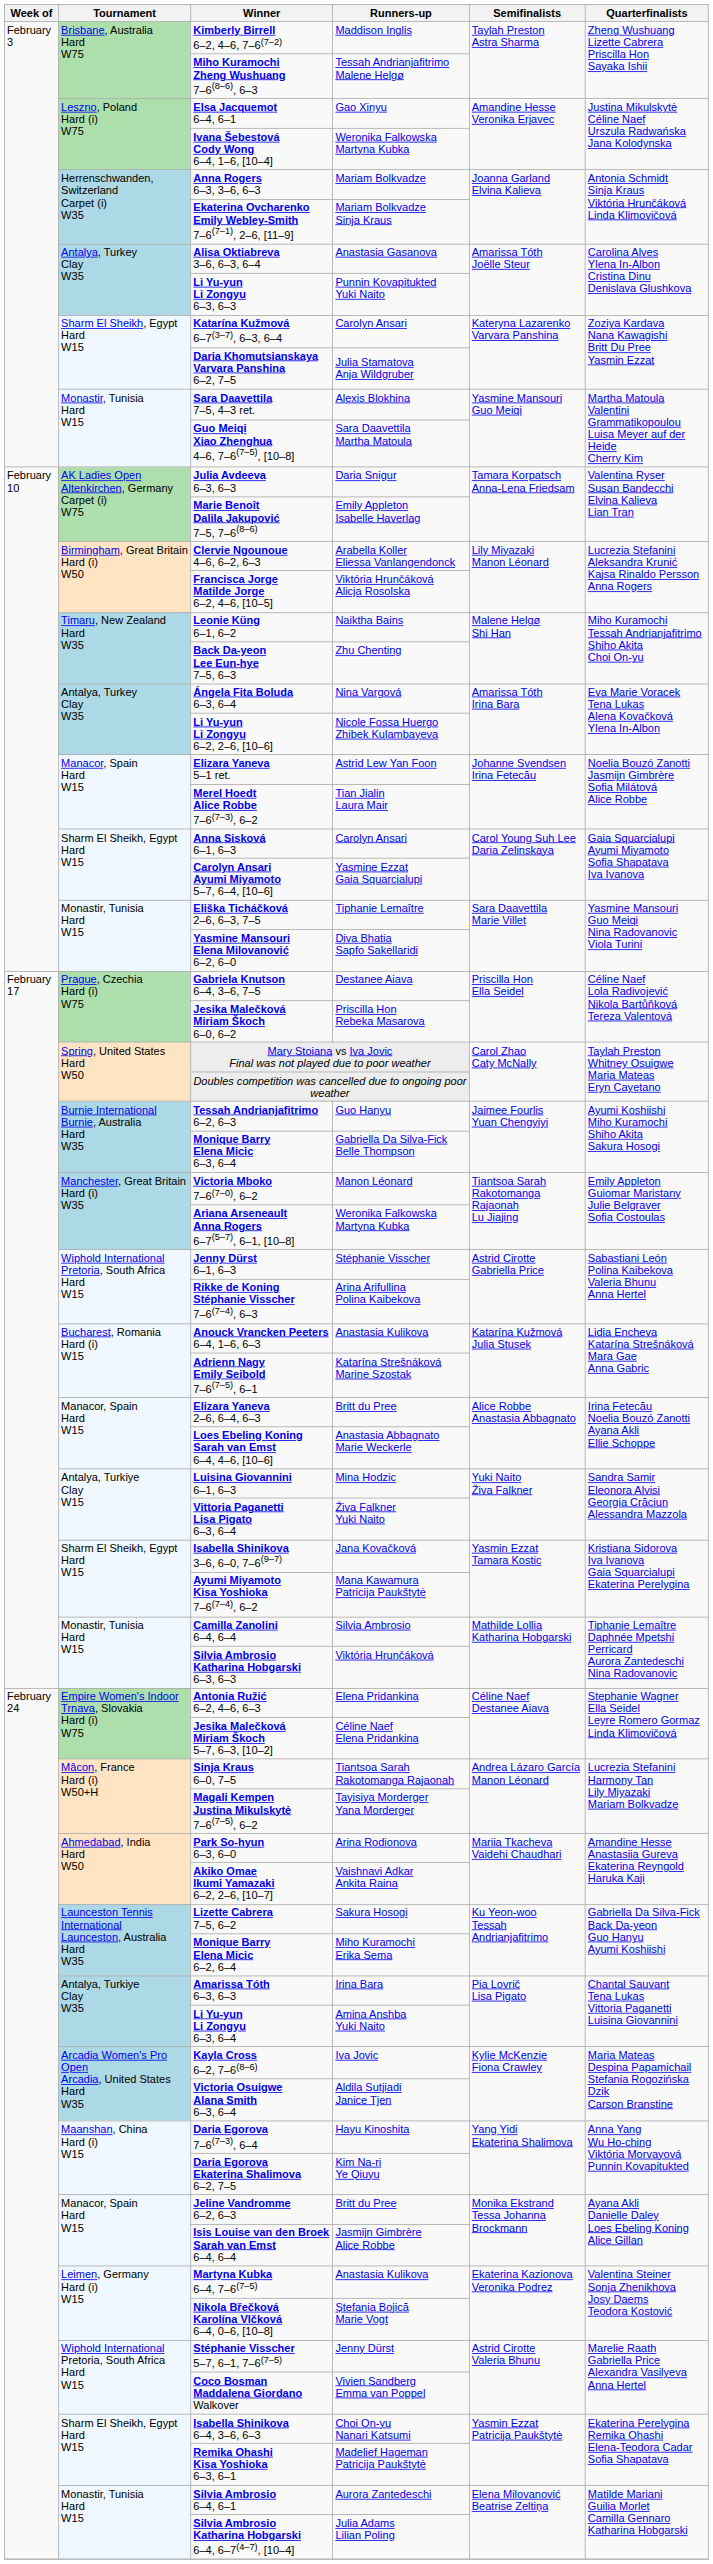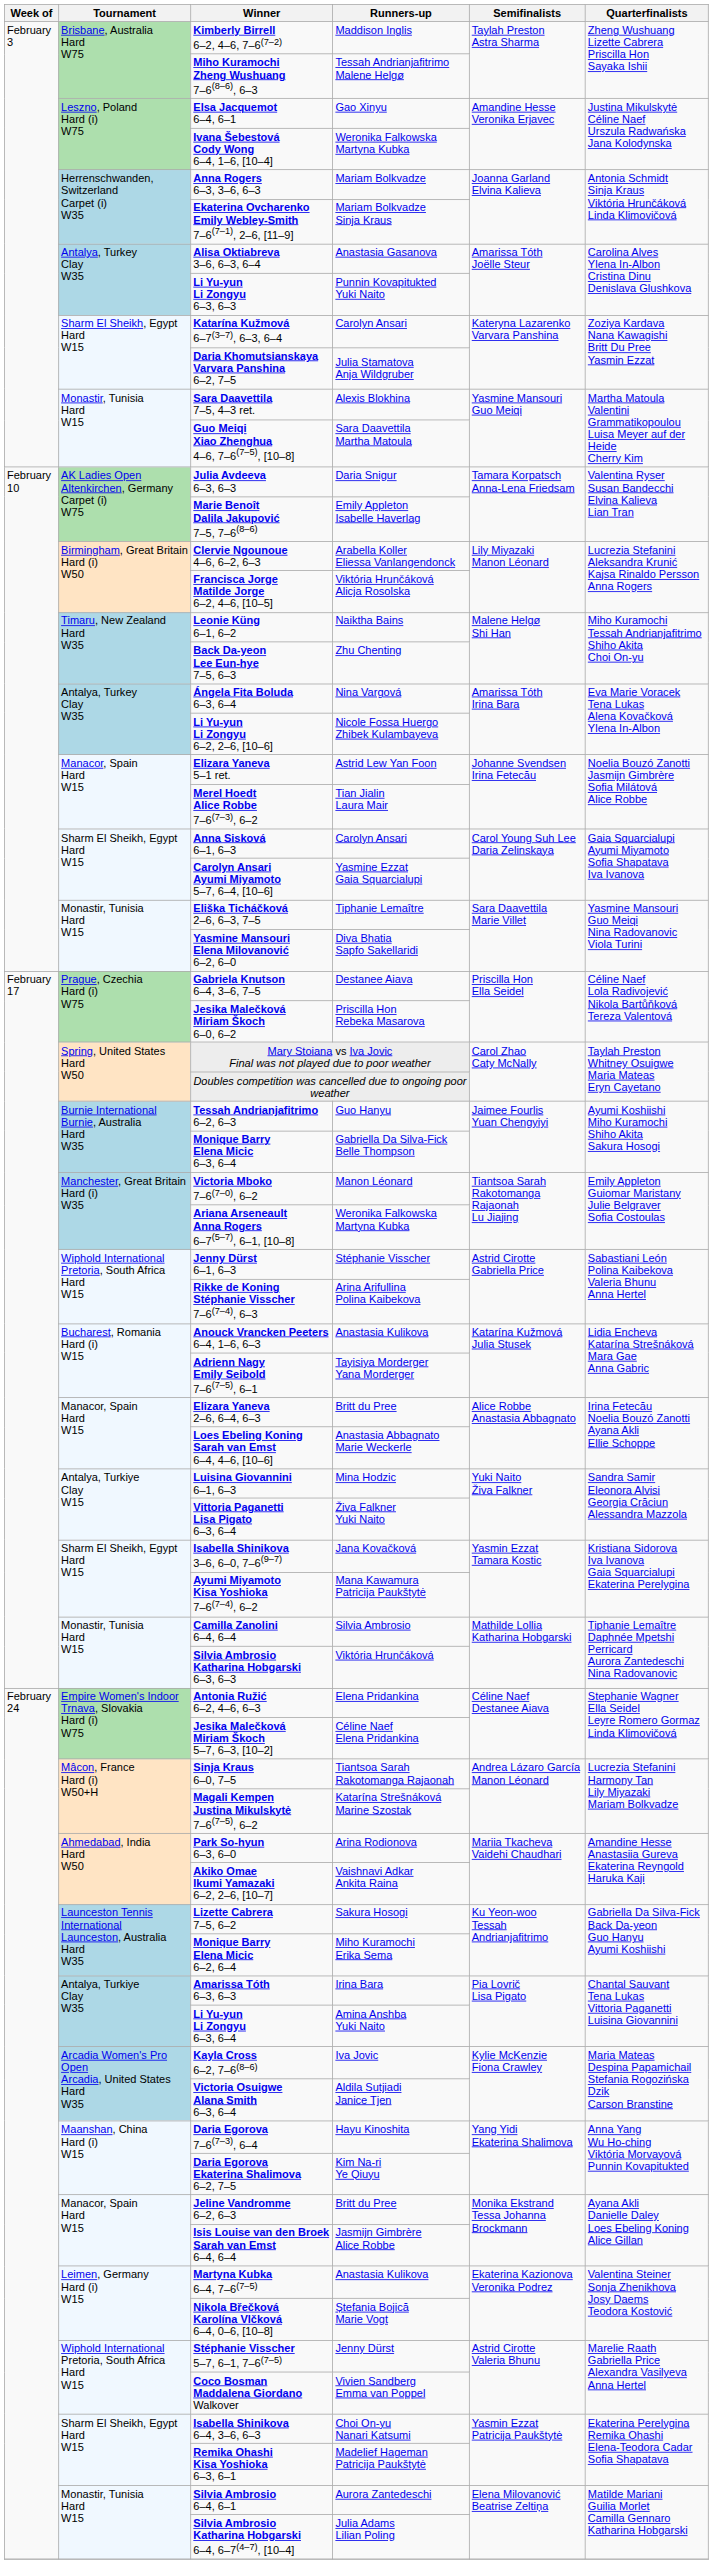(388, 1367) Katarína Strešnáková Marine Szostak -> (382, 1367) Tayisiya Morderger Yana Morderger
(382, 1803) Tayisiya Morderger Yana Morderger -> (388, 1803) Katarína Strešnáková Marine Szostak
